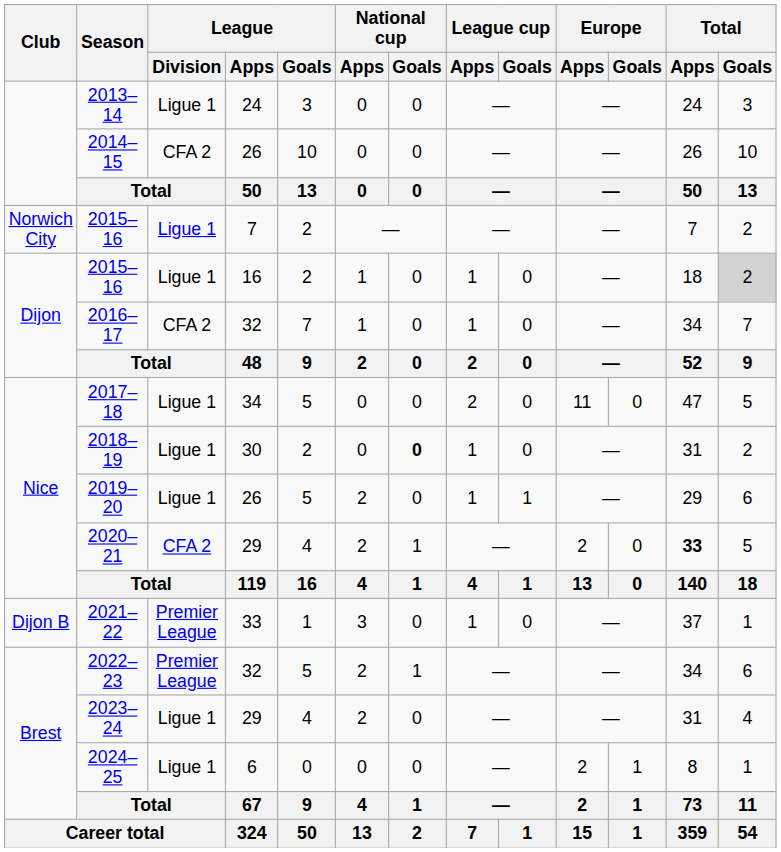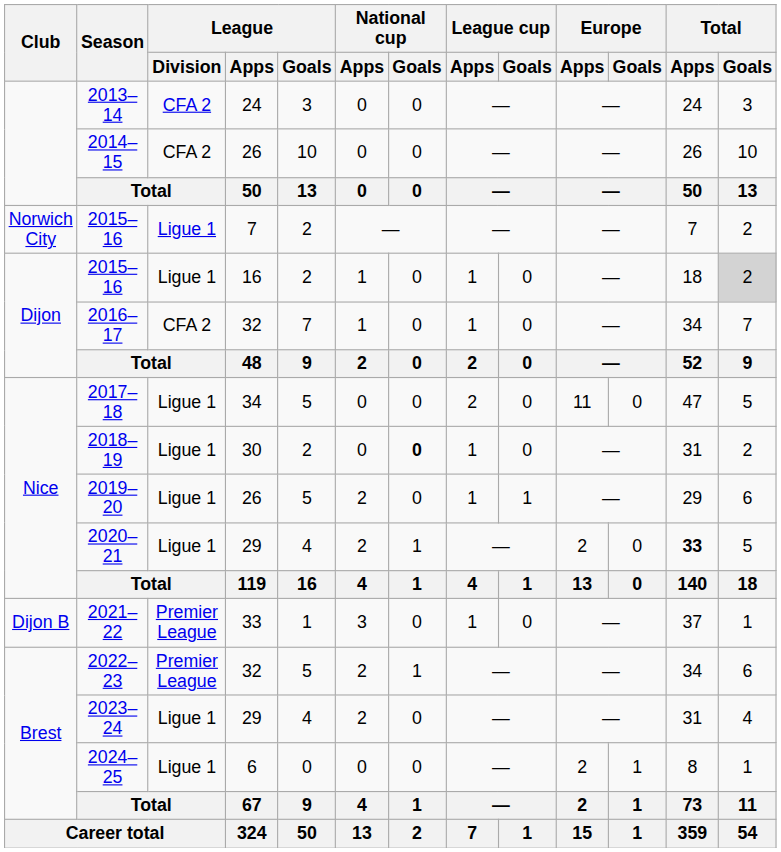(187, 104) Ligue 1 -> (187, 104) CFA 2
(187, 546) CFA 2 -> (187, 546) Ligue 1
